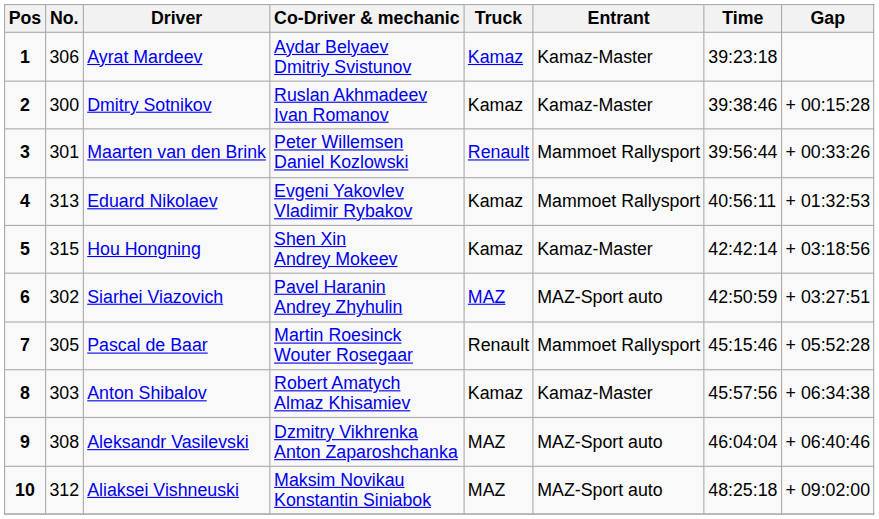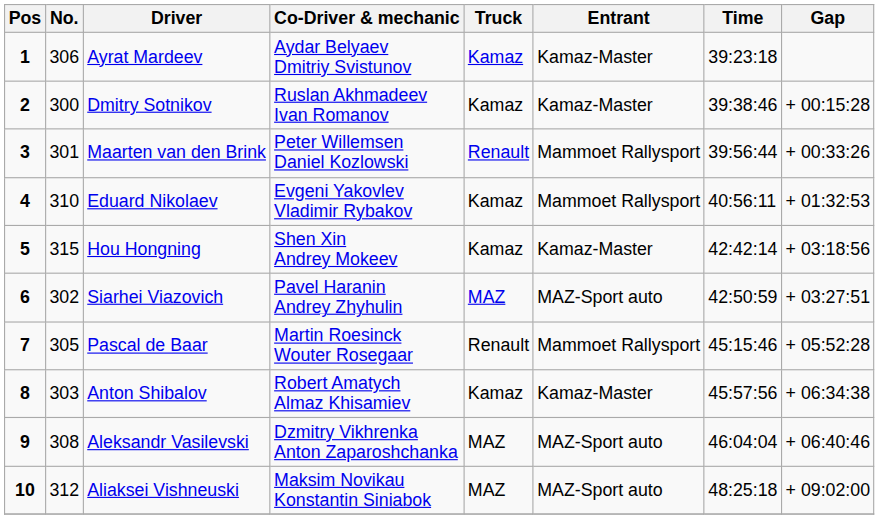(64, 201) 313 -> (64, 201) 310
